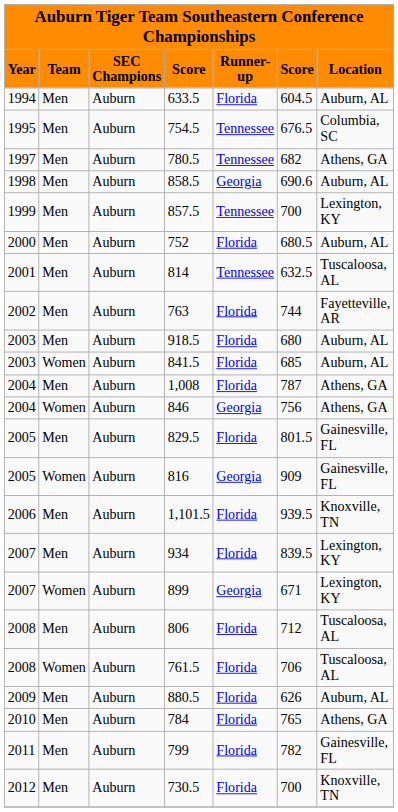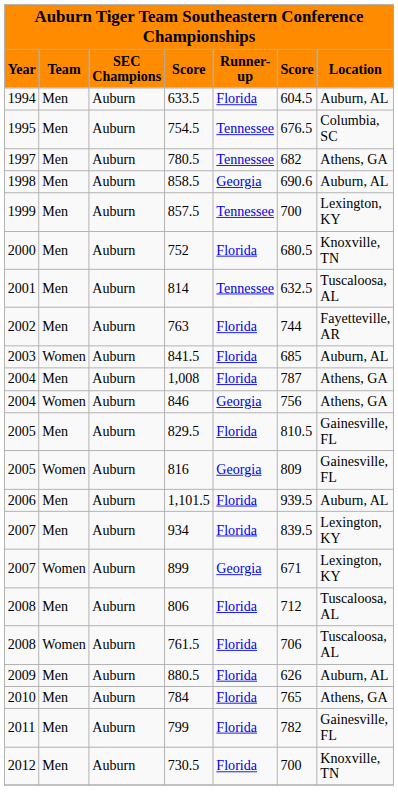(354, 242) Auburn, AL -> (350, 250) Knoxville, TN
- row: (183, 341)
(296, 438) 801.5 -> (296, 431) 810.5
(291, 476) 909 -> (291, 469) 809
(350, 514) Knoxville, TN -> (354, 500) Auburn, AL
